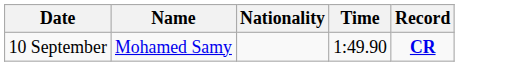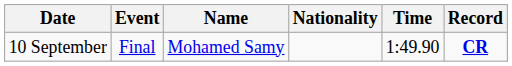+ column: (137, 18)
